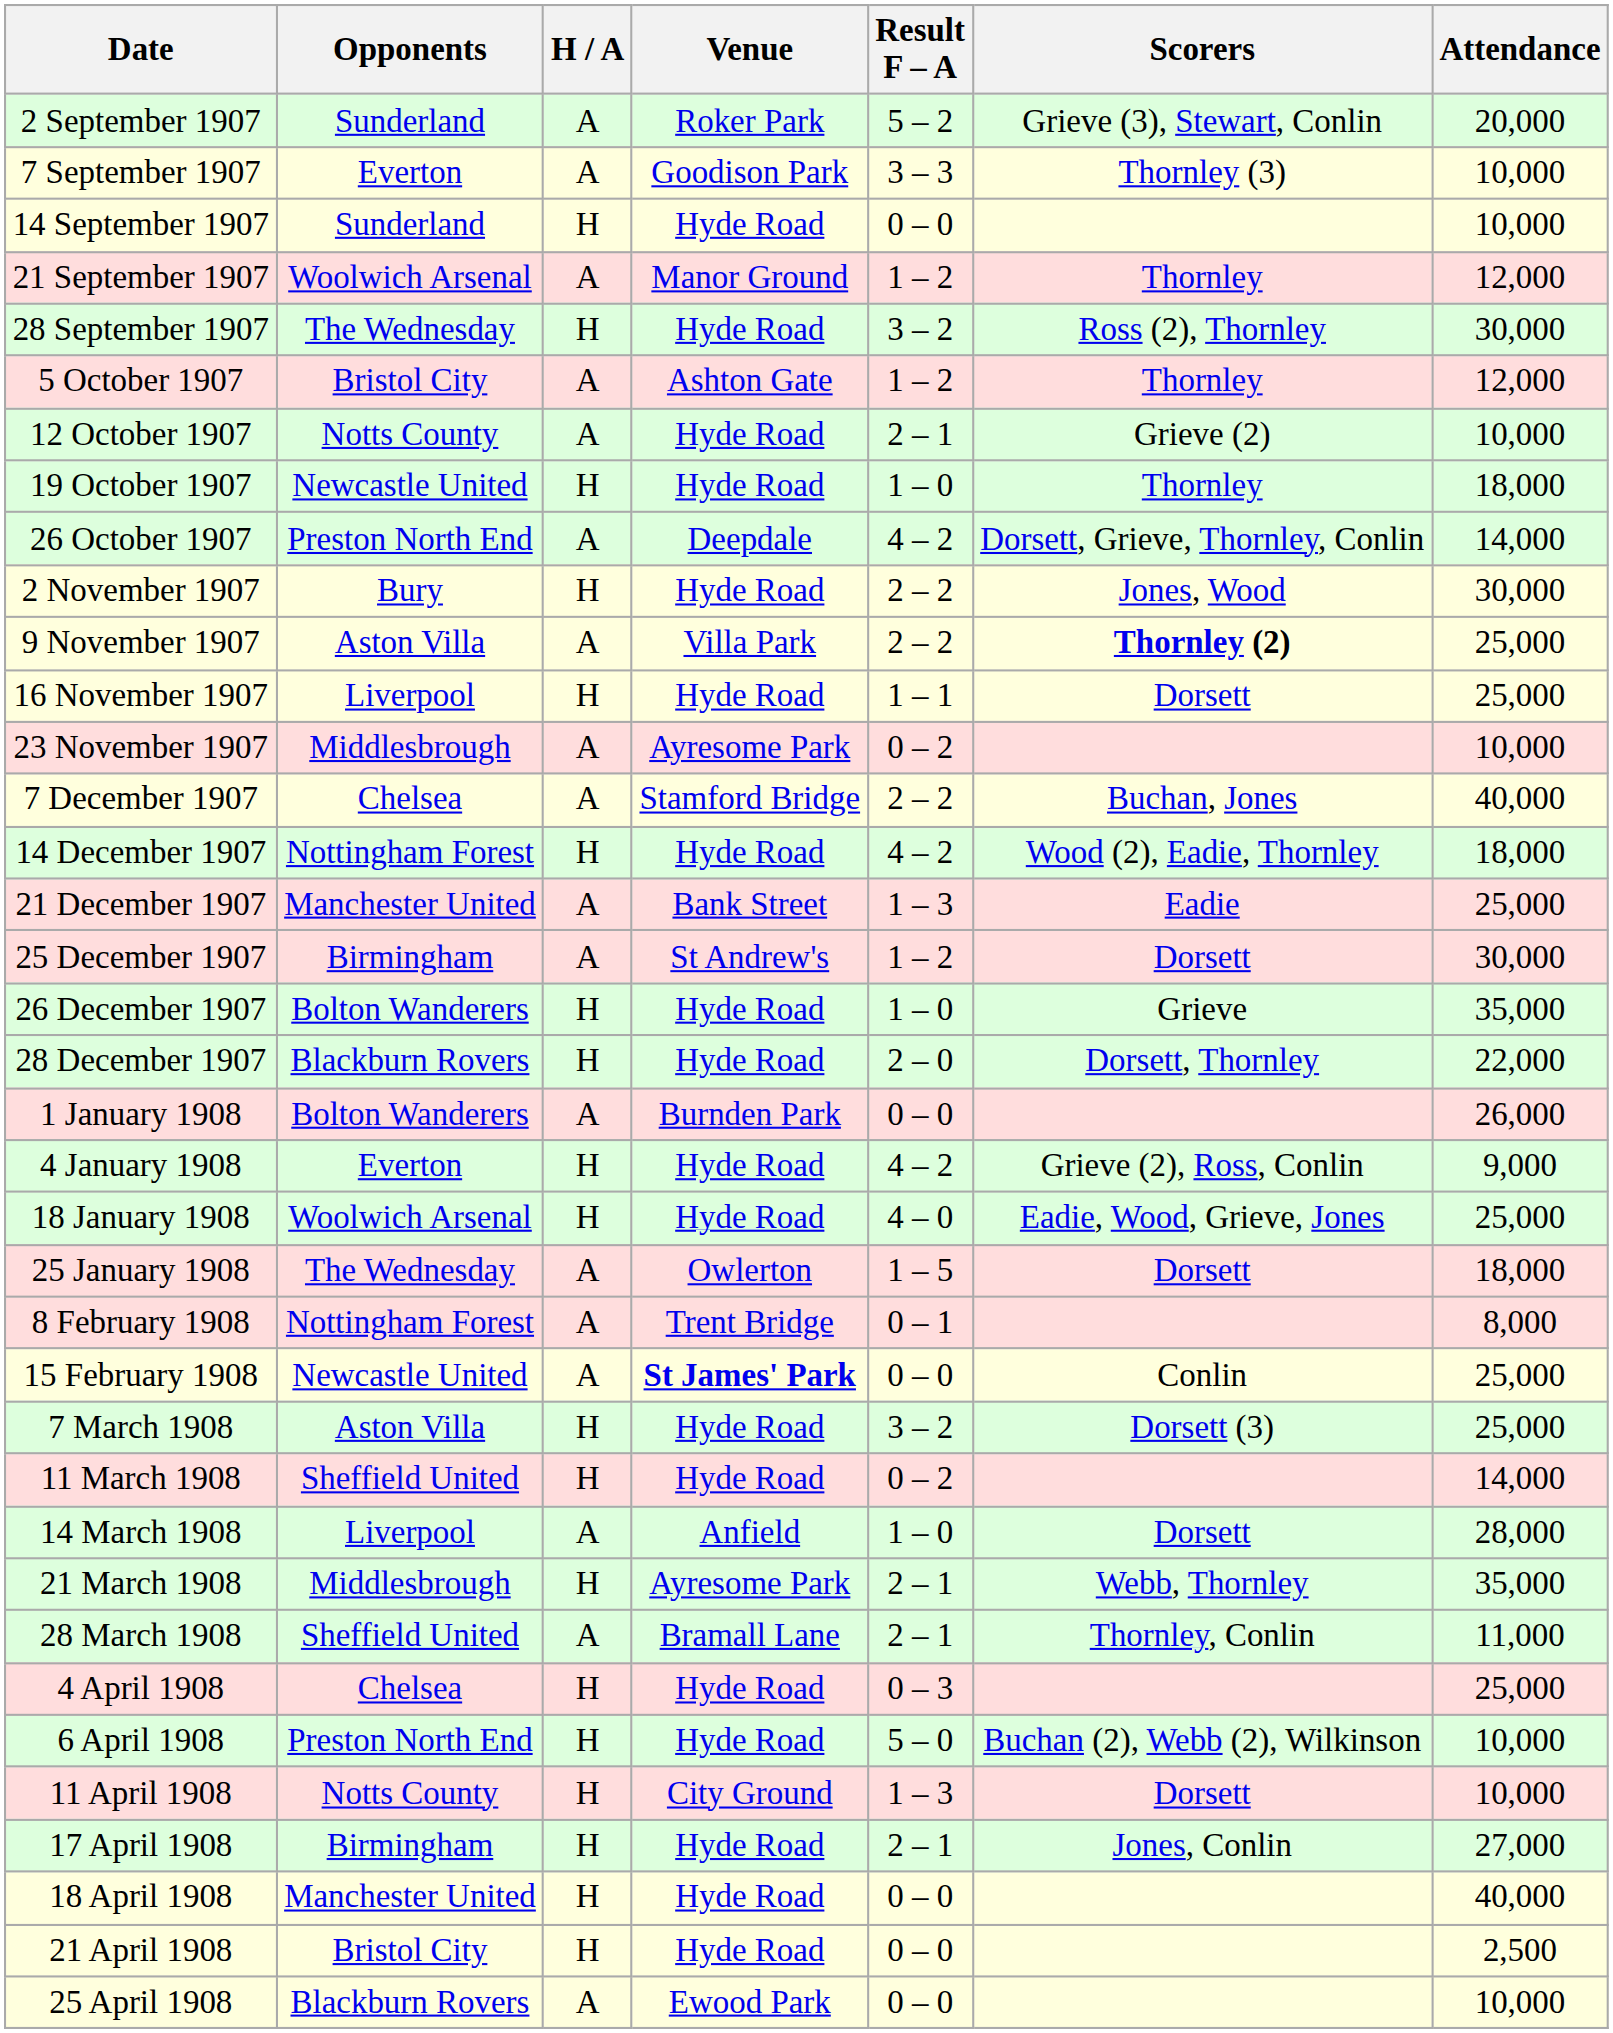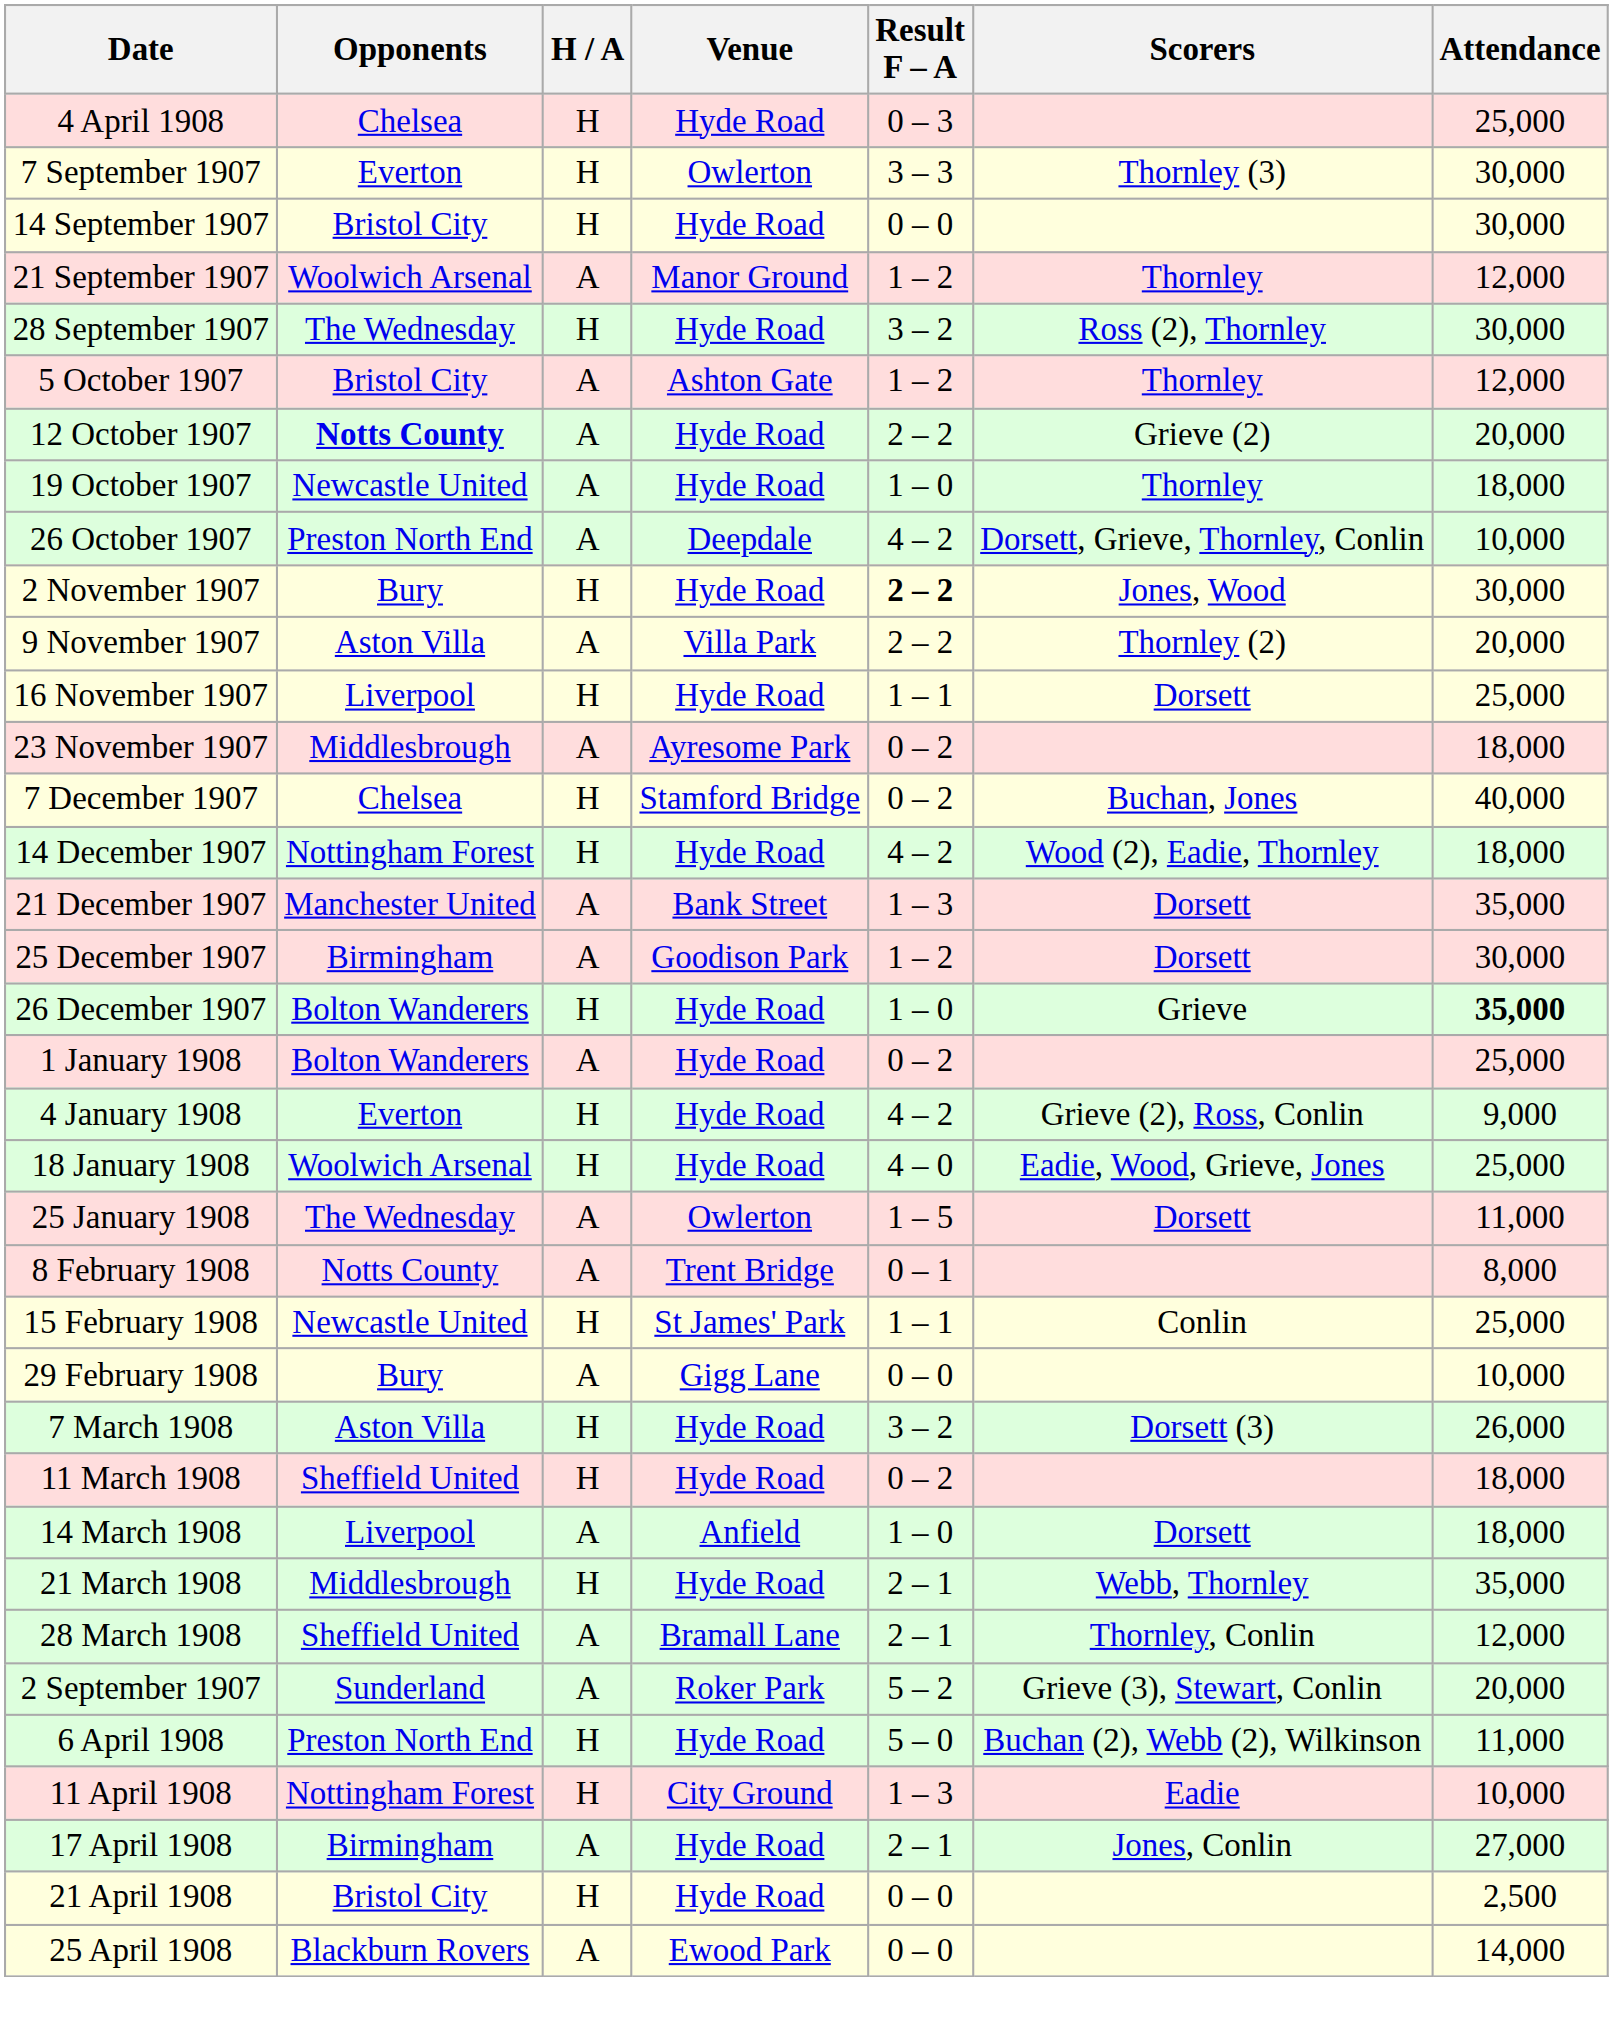rows swapped: (141, 119) <-> (141, 1688)
(588, 172) A -> (588, 172) H
(750, 172) Goodison Park -> (750, 172) Owlerton
(1520, 172) 10,000 -> (1520, 172) 30,000
(410, 224) Sunderland -> (410, 224) Bristol City
(1520, 224) 10,000 -> (1520, 224) 30,000
(410, 433) normal -> (410, 433) bold
(920, 433) 2 – 1 -> (920, 433) 2 – 2
(1520, 433) 10,000 -> (1520, 433) 20,000
(588, 485) H -> (588, 485) A
(1520, 538) 14,000 -> (1520, 538) 10,000
(920, 590) normal -> (920, 590) bold
(1202, 642) bold -> (1202, 642) normal
(1520, 642) 25,000 -> (1520, 642) 20,000
(1520, 747) 10,000 -> (1520, 747) 18,000
(588, 799) A -> (588, 799) H
(920, 799) 2 – 2 -> (920, 799) 0 – 2
(1202, 904) Eadie -> (1202, 904) Dorsett
(1520, 904) 25,000 -> (1520, 904) 35,000
(750, 956) St Andrew's -> (750, 956) Goodison Park
(1520, 1008) normal -> (1520, 1008) bold
- row: (141, 1060)
(750, 1113) Burnden Park -> (750, 1060) Hyde Road
(920, 1113) 0 – 0 -> (920, 1060) 0 – 2
(1520, 1113) 26,000 -> (1520, 1060) 25,000
(1520, 1269) 18,000 -> (1520, 1217) 11,000
(410, 1322) Nottingham Forest -> (410, 1269) Notts County
(588, 1374) A -> (588, 1322) H
(750, 1374) bold -> (750, 1322) normal
(920, 1374) 0 – 0 -> (920, 1322) 1 – 1
+ row: (141, 1374)
(1520, 1426) 25,000 -> (1520, 1426) 26,000
(1520, 1479) 14,000 -> (1520, 1479) 18,000
(1520, 1531) 28,000 -> (1520, 1531) 18,000
(750, 1583) Ayresome Park -> (750, 1583) Hyde Road
(1520, 1635) 11,000 -> (1520, 1635) 12,000
(1520, 1740) 10,000 -> (1520, 1740) 11,000
(410, 1792) Notts County -> (410, 1792) Nottingham Forest
(1202, 1792) Dorsett -> (1202, 1792) Eadie
(588, 1844) H -> (588, 1844) A
- row: (141, 1897)
(1520, 2001) 10,000 -> (1520, 1949) 14,000
